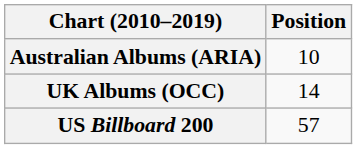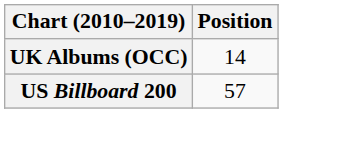- row: (135, 56)
